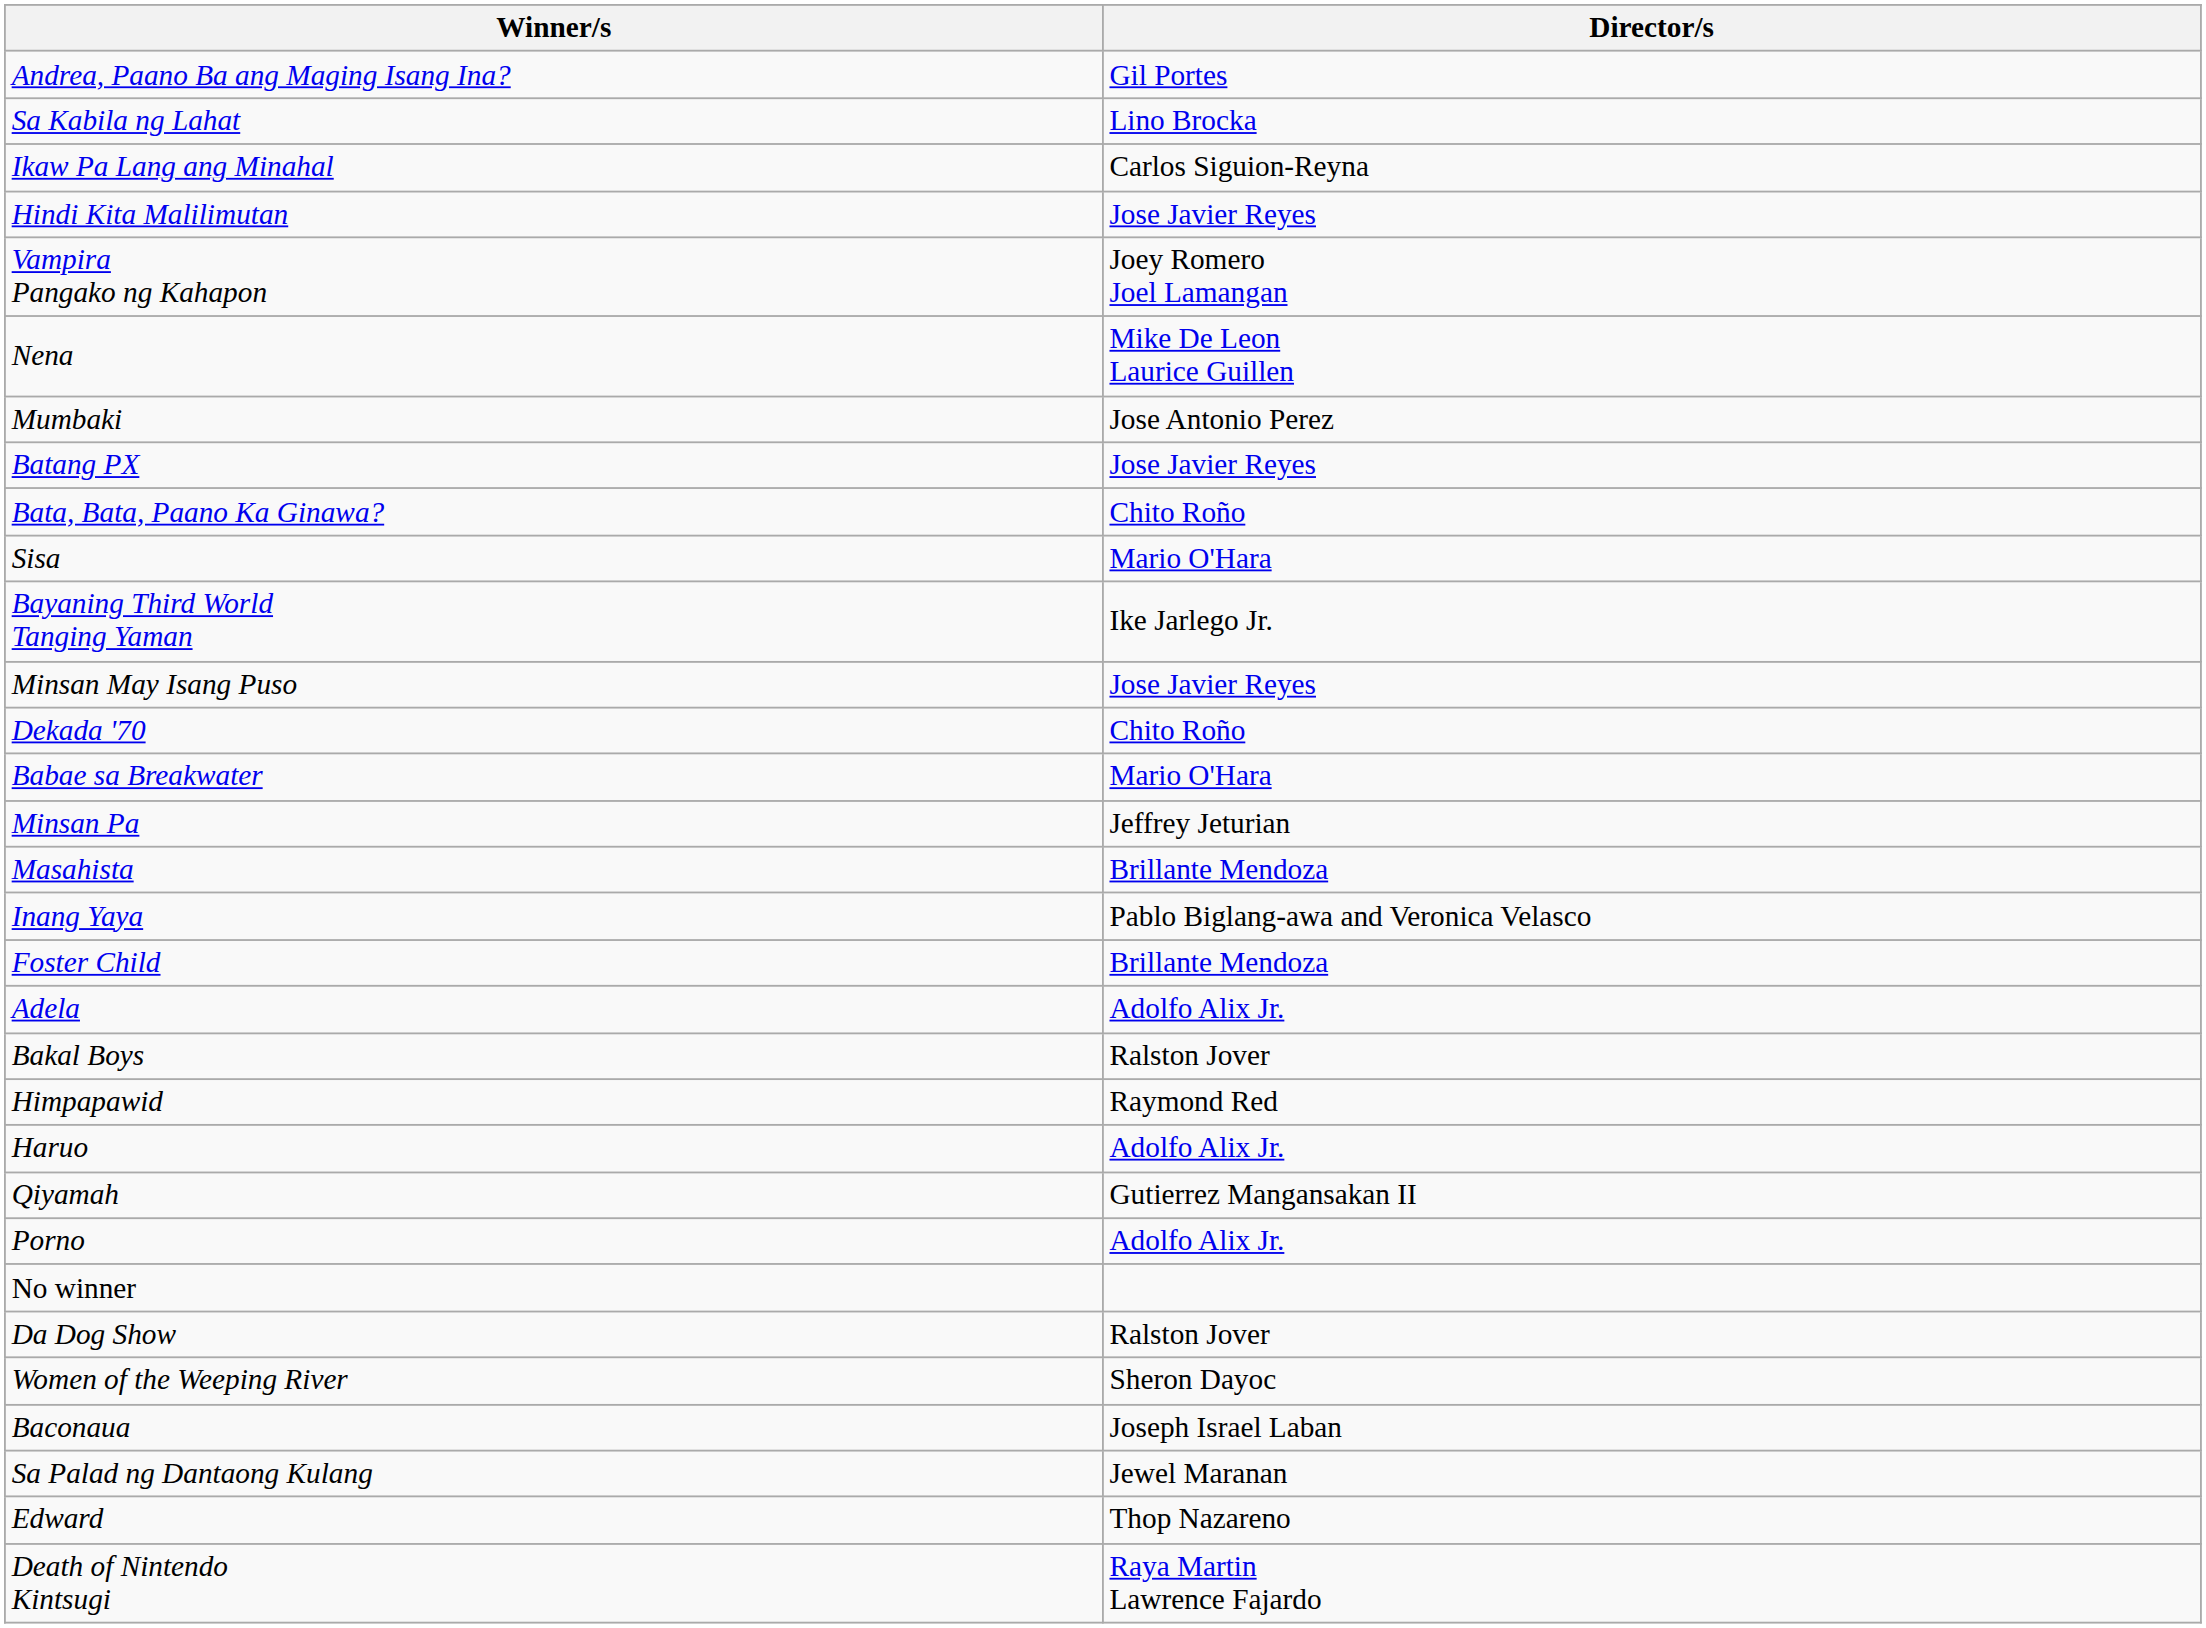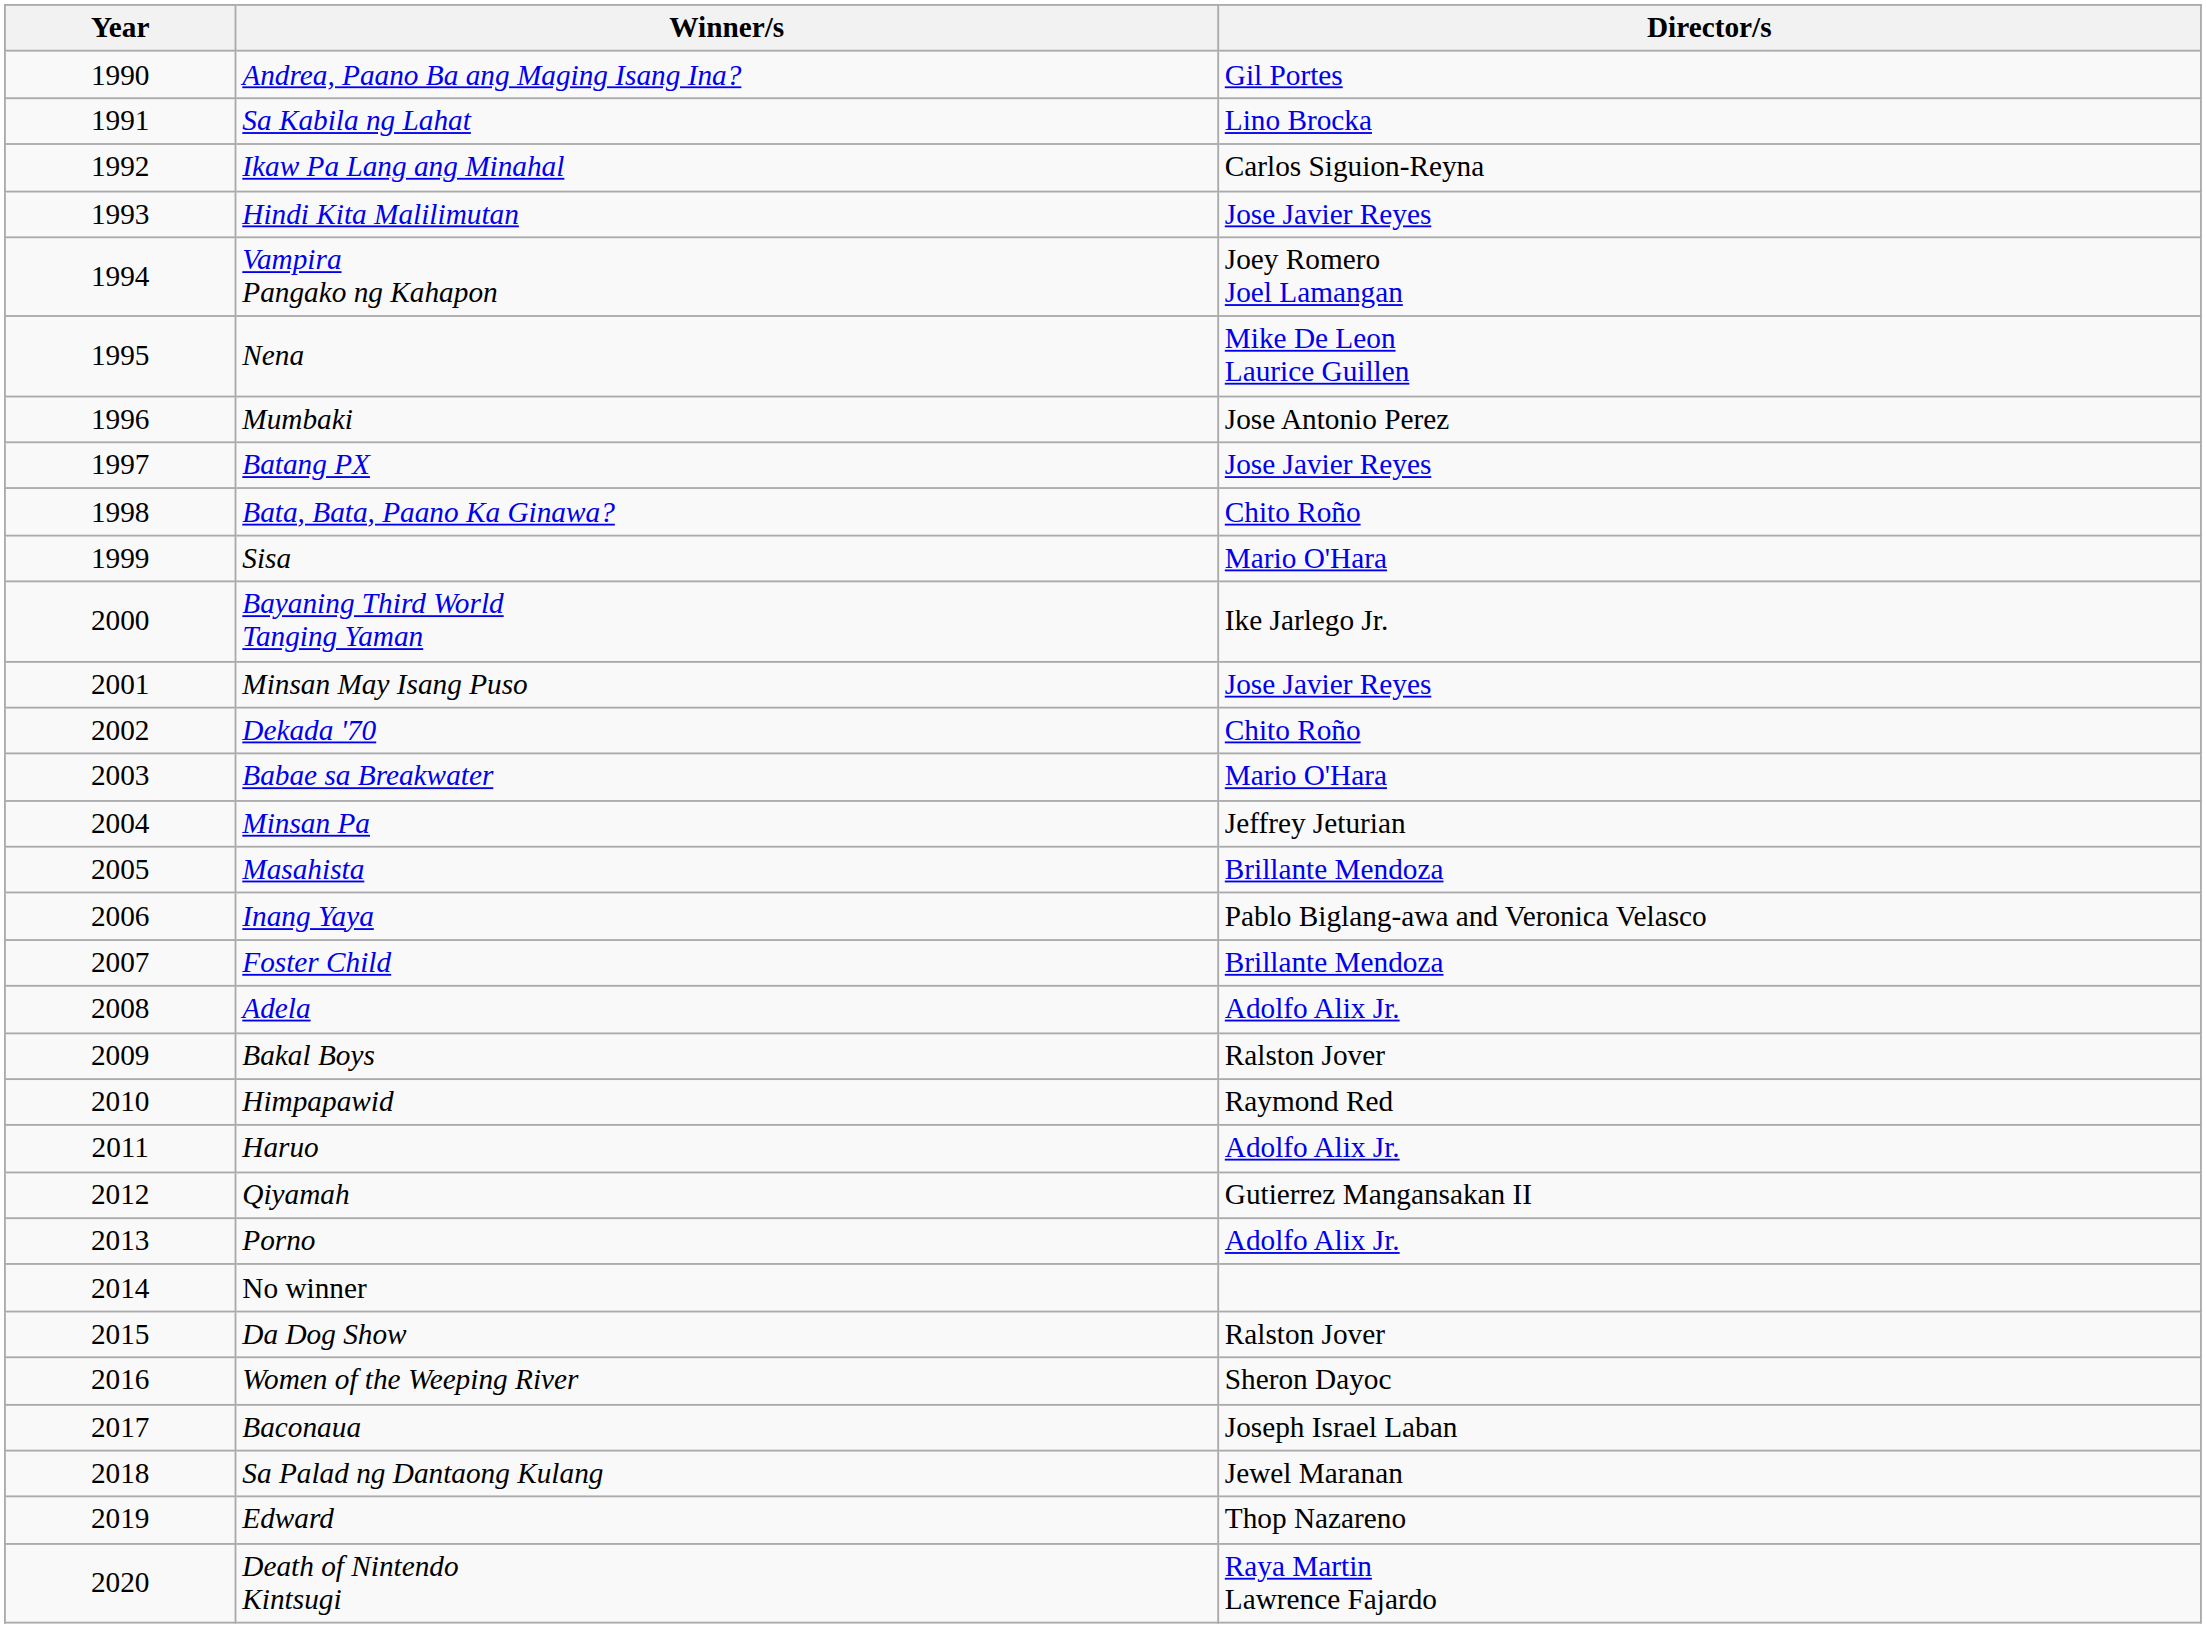+ column: (120, 27)
